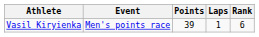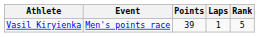(242, 25) 6 -> (242, 25) 5
